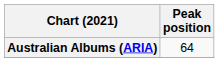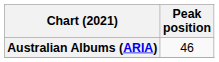(187, 47) 64 -> (187, 47) 46
